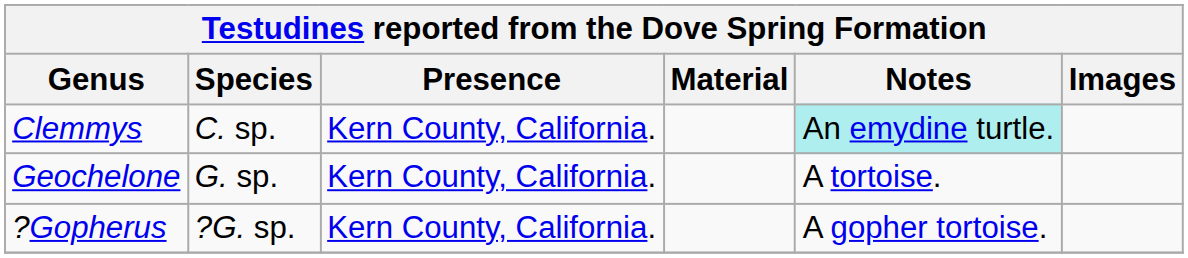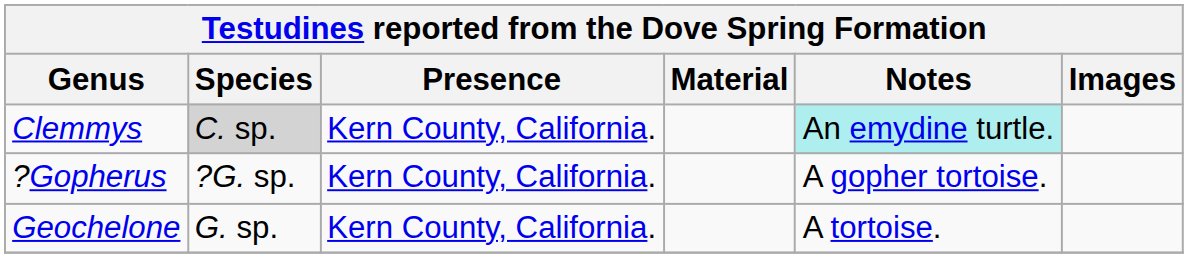(236, 128) no background -> (236, 128) lightgrey background
rows swapped: (96, 177) <-> (89, 227)
